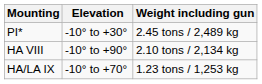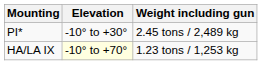- row: (25, 50)
(98, 69) no background -> (98, 50) lightyellow background
